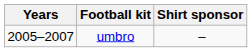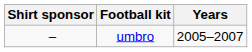columns swapped: (41, 15) <-> (200, 15)
